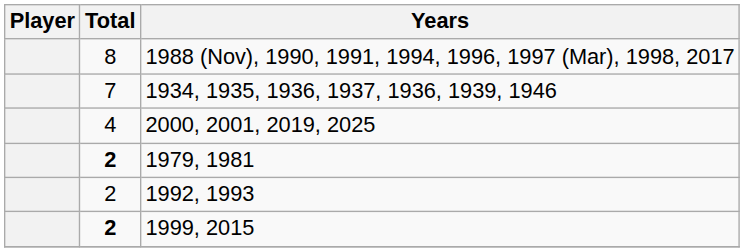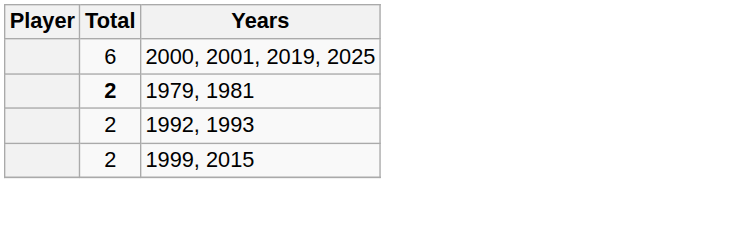- row: (440, 56)
- row: (351, 90)
(110, 125) 4 -> (110, 56) 6
(110, 228) bold -> (110, 159) normal
